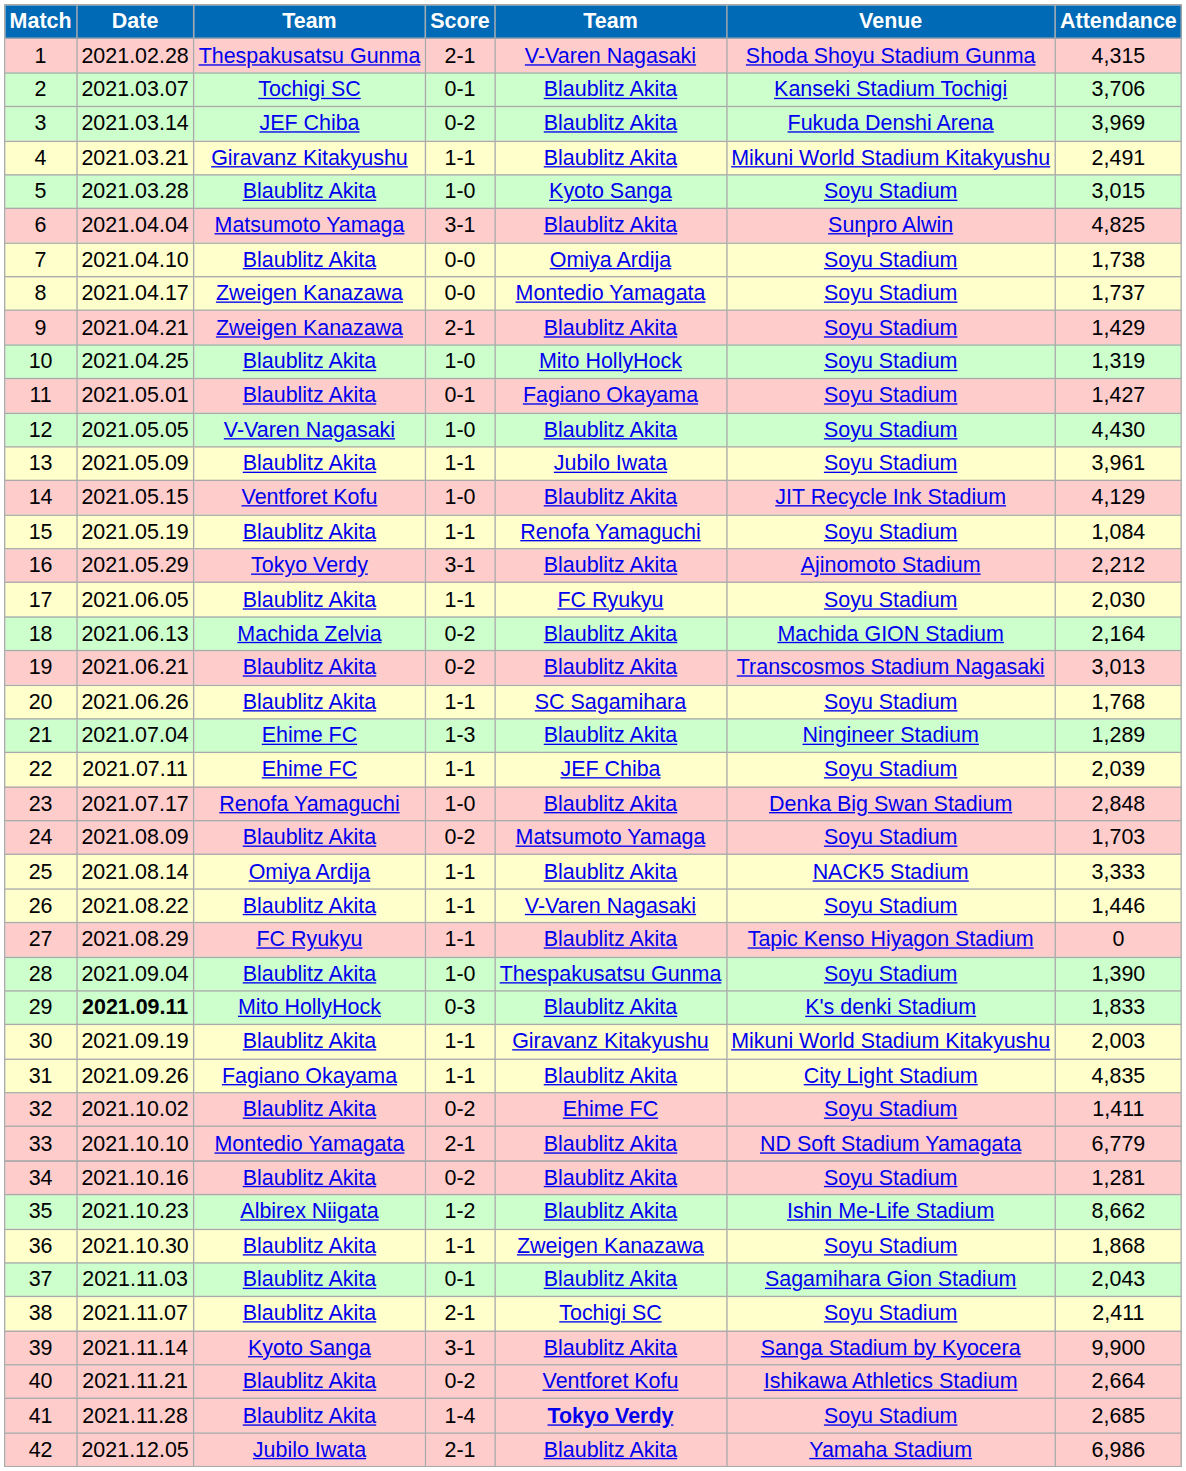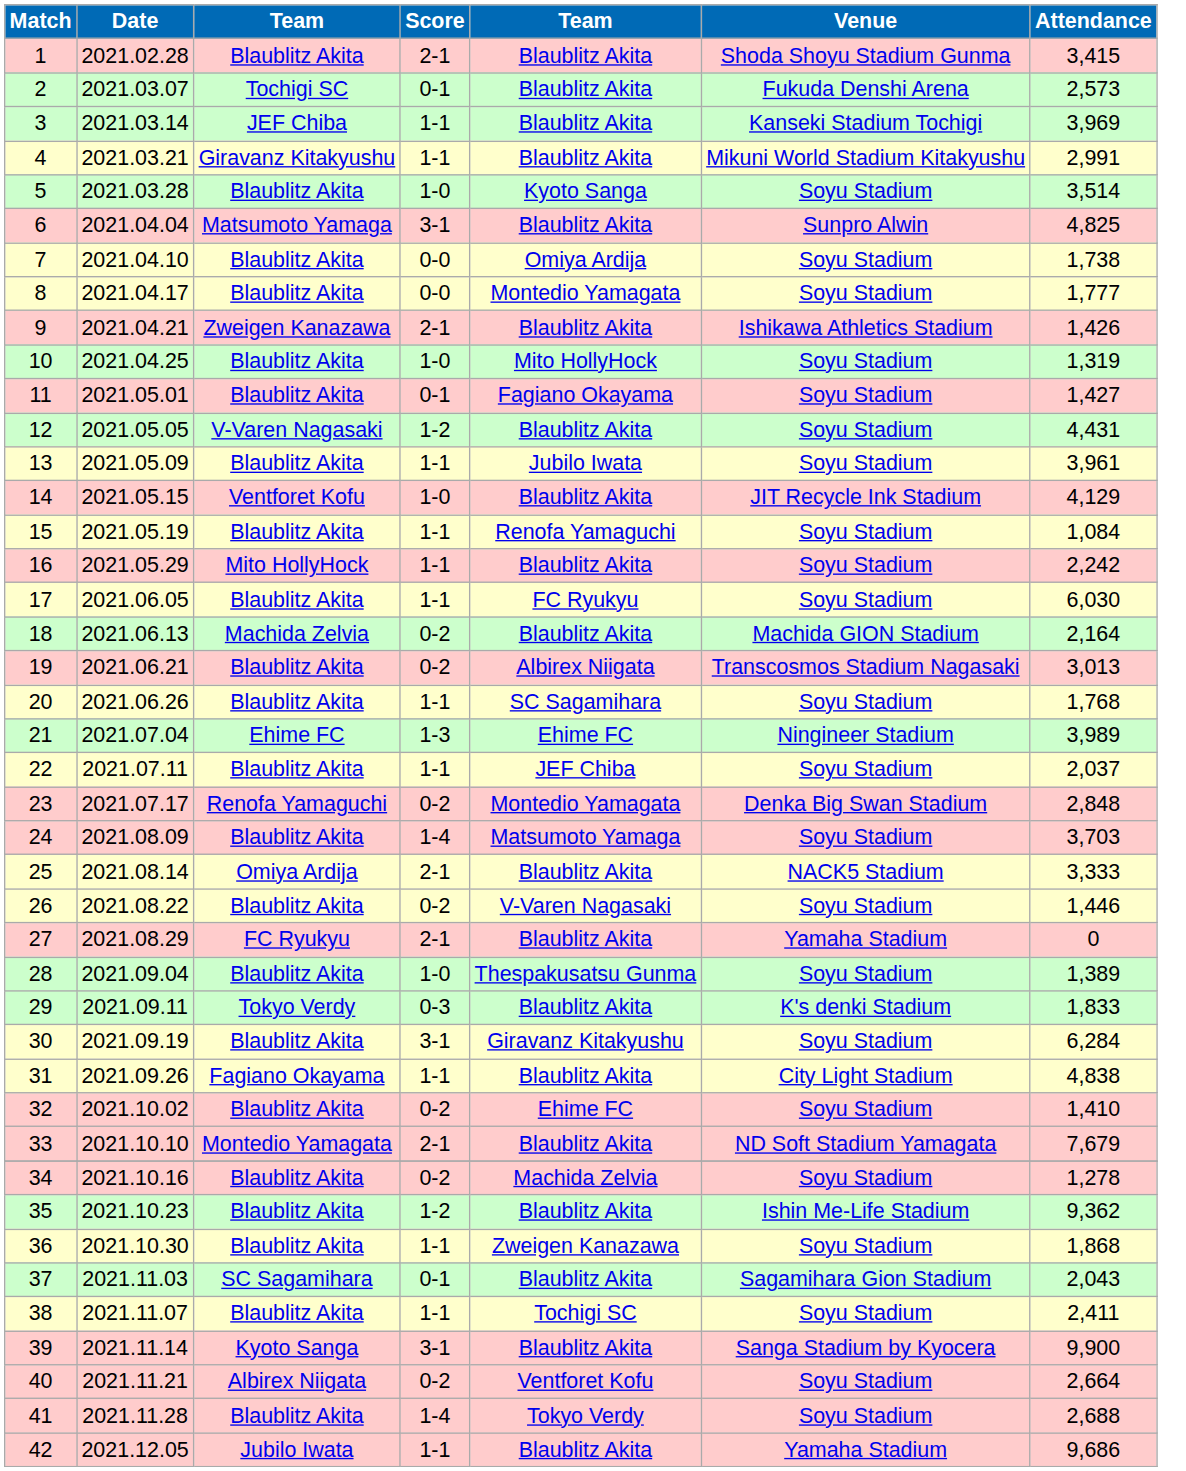(309, 55) Thespakusatsu Gunma -> (297, 55) Blaublitz Akita
(610, 55) V-Varen Nagasaki -> (585, 55) Blaublitz Akita
(1118, 55) 4,315 -> (1093, 55) 3,415
(891, 89) Kanseki Stadium Tochigi -> (866, 89) Fukuda Denshi Arena
(1118, 89) 3,706 -> (1093, 89) 2,573
(460, 123) 0-2 -> (435, 123) 1-1
(891, 123) Fukuda Denshi Arena -> (866, 123) Kanseki Stadium Tochigi
(1118, 157) 2,491 -> (1093, 157) 2,991
(1118, 191) 3,015 -> (1093, 191) 3,514
(309, 293) Zweigen Kanazawa -> (297, 293) Blaublitz Akita
(1118, 293) 1,737 -> (1093, 293) 1,777
(891, 327) Soyu Stadium -> (866, 327) Ishikawa Athletics Stadium
(1118, 327) 1,429 -> (1093, 327) 1,426
(460, 429) 1-0 -> (435, 429) 1-2
(1118, 429) 4,430 -> (1093, 429) 4,431
(309, 565) Tokyo Verdy -> (297, 565) Mito HollyHock
(460, 565) 3-1 -> (435, 565) 1-1
(891, 565) Ajinomoto Stadium -> (866, 565) Soyu Stadium
(1118, 565) 2,212 -> (1093, 565) 2,242
(1118, 599) 2,030 -> (1093, 599) 6,030
(610, 667) Blaublitz Akita -> (585, 667) Albirex Niigata
(610, 735) Blaublitz Akita -> (585, 735) Ehime FC
(1118, 735) 1,289 -> (1093, 735) 3,989
(309, 769) Ehime FC -> (297, 769) Blaublitz Akita
(1118, 769) 2,039 -> (1093, 769) 2,037
(460, 803) 1-0 -> (435, 803) 0-2
(610, 803) Blaublitz Akita -> (585, 803) Montedio Yamagata
(460, 837) 0-2 -> (435, 837) 1-4
(1118, 837) 1,703 -> (1093, 837) 3,703
(460, 871) 1-1 -> (435, 871) 2-1
(460, 905) 1-1 -> (435, 905) 0-2
(460, 939) 1-1 -> (435, 939) 2-1
(891, 939) Tapic Kenso Hiyagon Stadium -> (866, 939) Yamaha Stadium
(1118, 973) 1,390 -> (1093, 973) 1,389
(135, 1007) bold -> (135, 1007) normal
(309, 1007) Mito HollyHock -> (297, 1007) Tokyo Verdy
(460, 1041) 1-1 -> (435, 1041) 3-1
(891, 1041) Mikuni World Stadium Kitakyushu -> (866, 1041) Soyu Stadium
(1118, 1041) 2,003 -> (1093, 1041) 6,284
(1118, 1075) 4,835 -> (1093, 1075) 4,838
(1118, 1109) 1,411 -> (1093, 1109) 1,410
(1118, 1143) 6,779 -> (1093, 1143) 7,679
(610, 1177) Blaublitz Akita -> (585, 1177) Machida Zelvia
(1118, 1177) 1,281 -> (1093, 1177) 1,278
(309, 1211) Albirex Niigata -> (297, 1211) Blaublitz Akita
(1118, 1211) 8,662 -> (1093, 1211) 9,362
(309, 1279) Blaublitz Akita -> (297, 1279) SC Sagamihara
(460, 1313) 2-1 -> (435, 1313) 1-1
(309, 1381) Blaublitz Akita -> (297, 1381) Albirex Niigata
(891, 1381) Ishikawa Athletics Stadium -> (866, 1381) Soyu Stadium
(610, 1415) bold -> (585, 1415) normal
(1118, 1415) 2,685 -> (1093, 1415) 2,688
(460, 1449) 2-1 -> (435, 1449) 1-1
(1118, 1449) 6,986 -> (1093, 1449) 9,686
